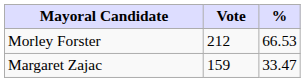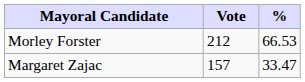(219, 65) 159 -> (219, 65) 157
